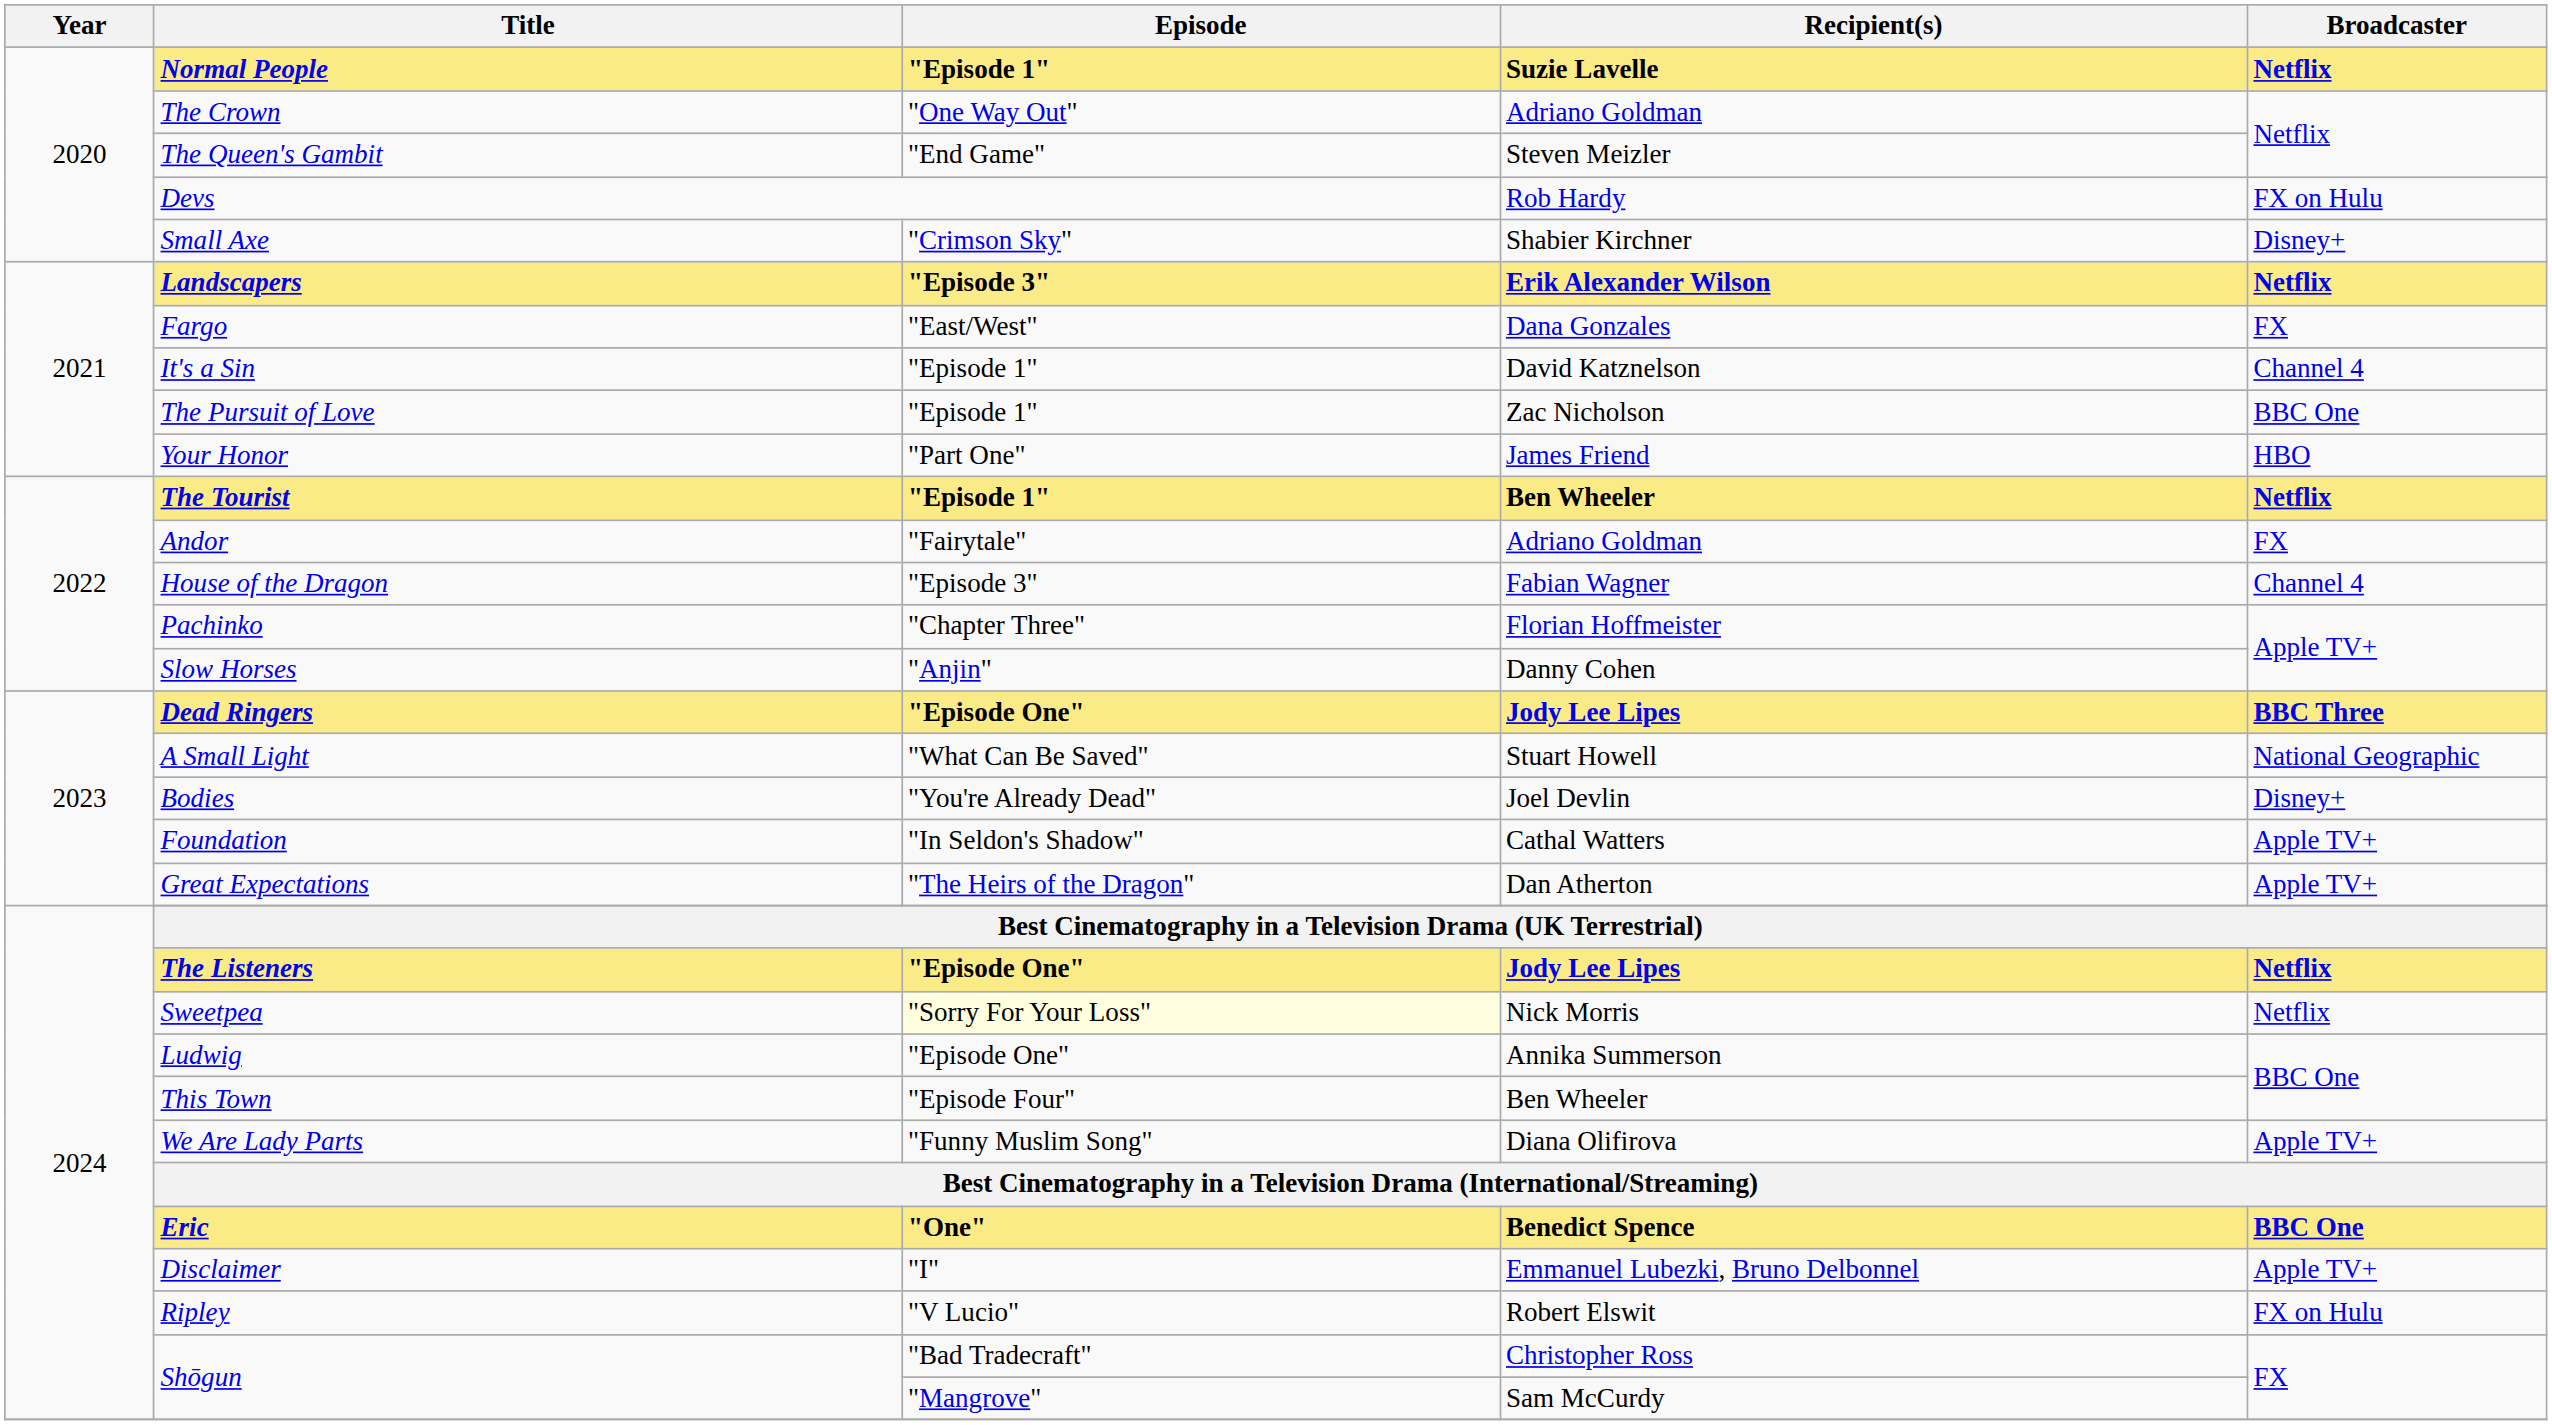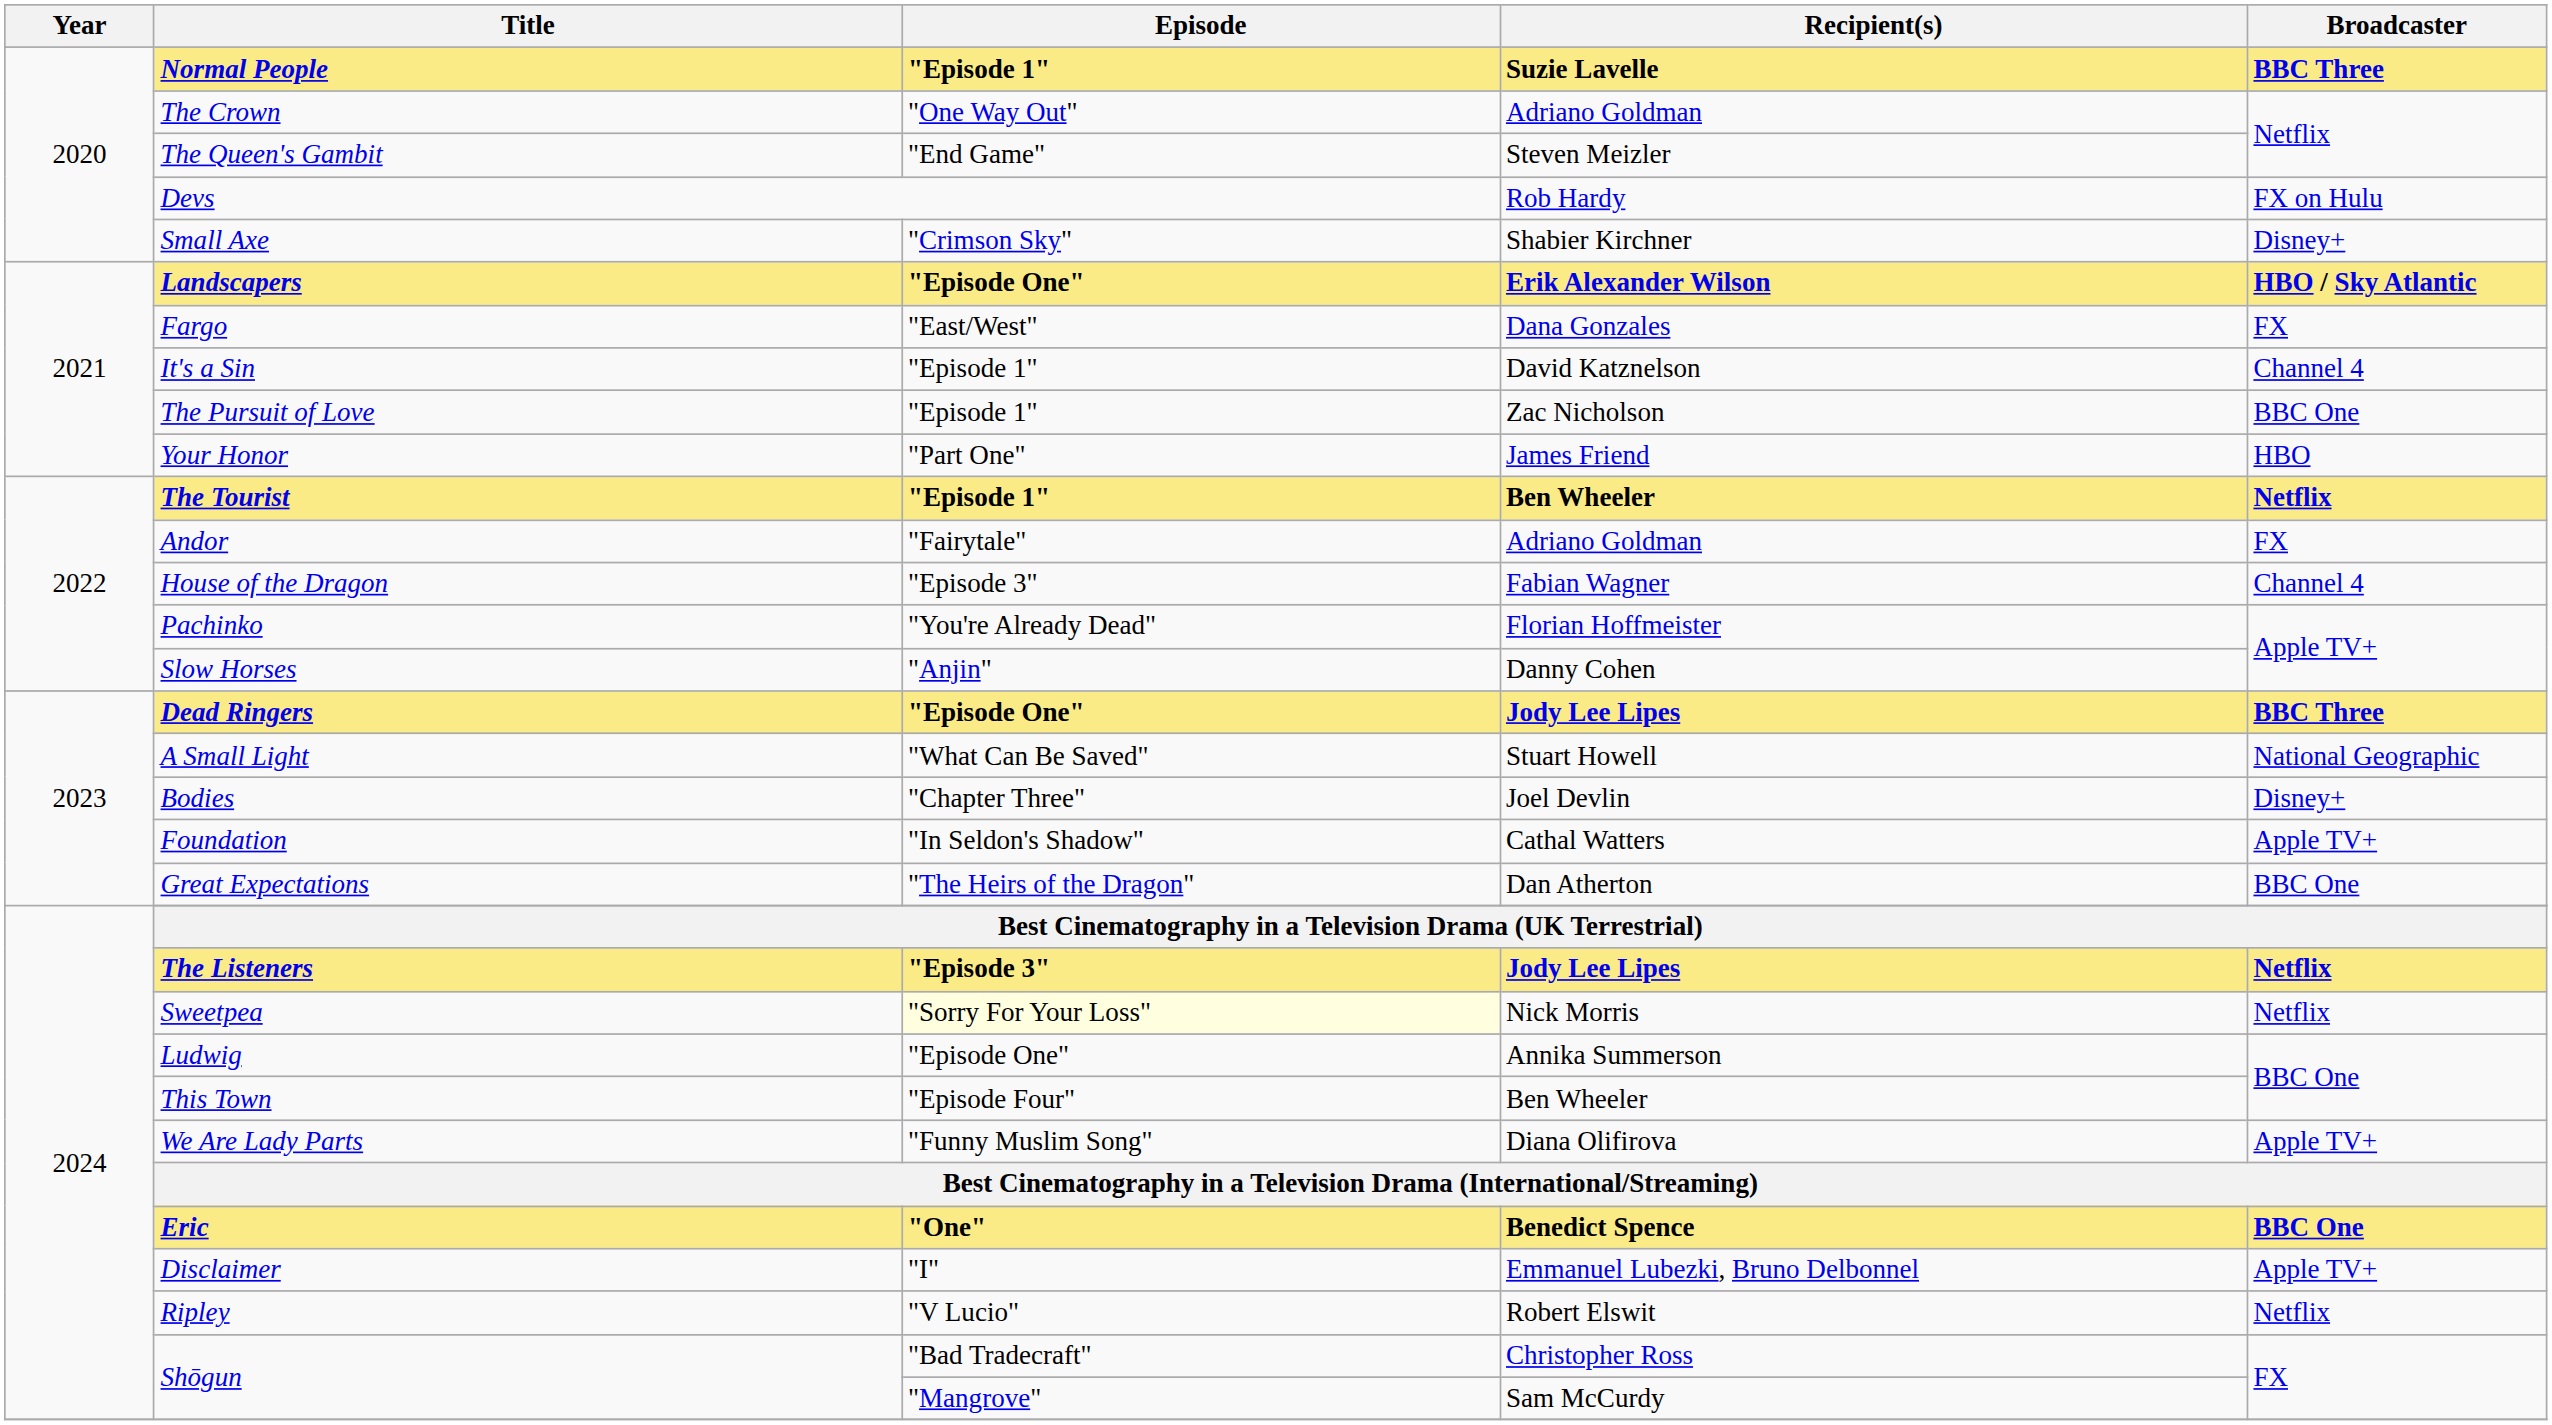(2292, 68) Netflix -> (2319, 68) BBC Three
(979, 283) "Episode 3" -> (996, 283) "Episode One"
(2292, 283) Netflix -> (2365, 283) HBO / Sky Atlantic
(997, 626) "Chapter Three" -> (1032, 626) "You're Already Dead"
(1032, 797) "You're Already Dead" -> (997, 797) "Chapter Three"
(2315, 883) Apple TV+ -> (2306, 883) BBC One
(996, 969) "Episode One" -> (979, 969) "Episode 3"
(2318, 1312) FX on Hulu -> (2292, 1312) Netflix
